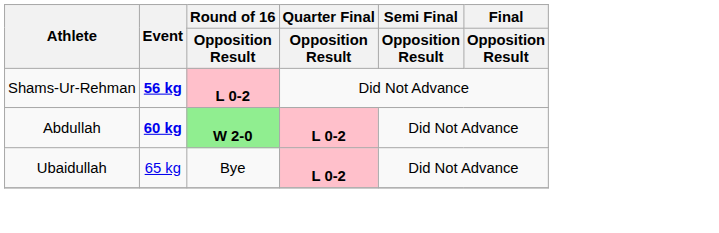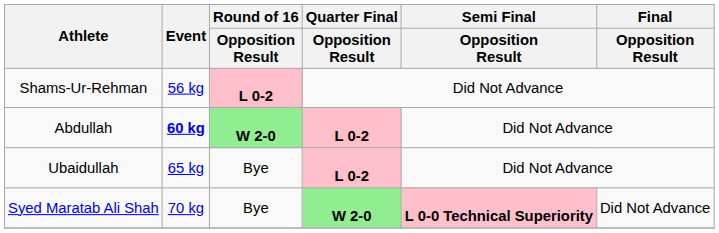(163, 88) bold -> (186, 88) normal
+ row: (83, 208)
